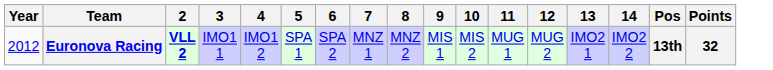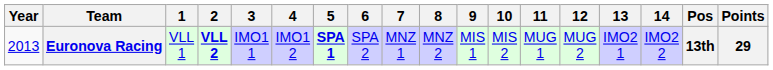+ column: (182, 15)
(24, 45) 2012 -> (24, 45) 2013
(299, 45) normal -> (331, 45) bold
(710, 45) 32 -> (743, 45) 29
